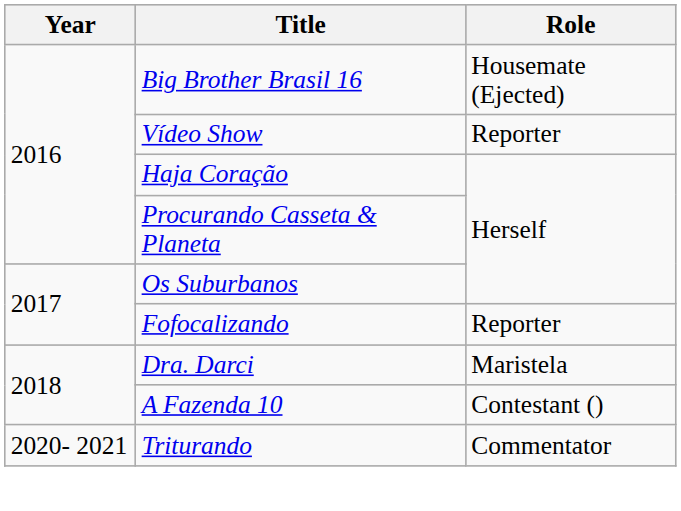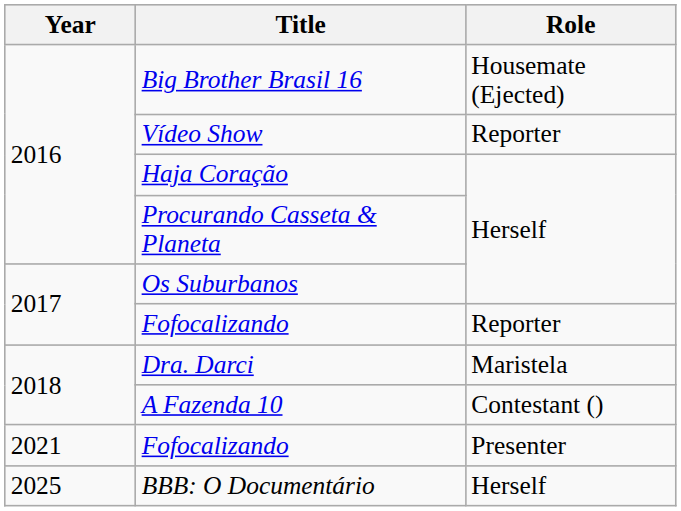- row: (197, 445)
+ row: (215, 445)
+ row: (258, 485)
